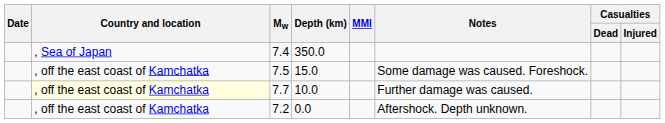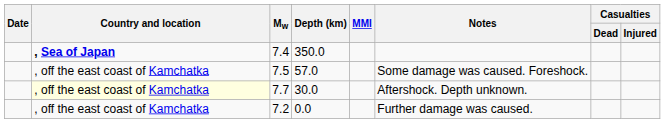(73, 52) normal -> (75, 52) bold
(306, 71) 15.0 -> (306, 71) 57.0
(306, 90) 10.0 -> (306, 90) 30.0
(455, 90) Further damage was caused. -> (452, 90) Aftershock. Depth unknown.
(452, 109) Aftershock. Depth unknown. -> (455, 109) Further damage was caused.
